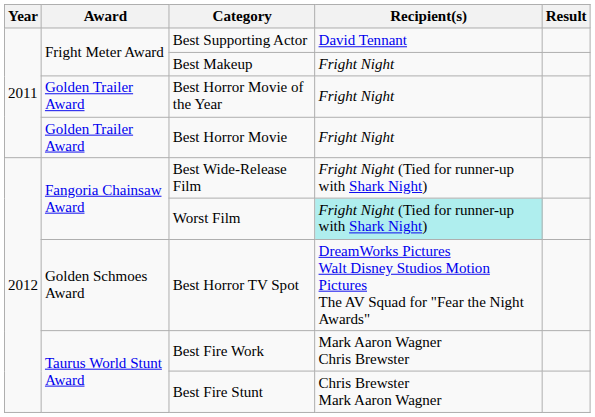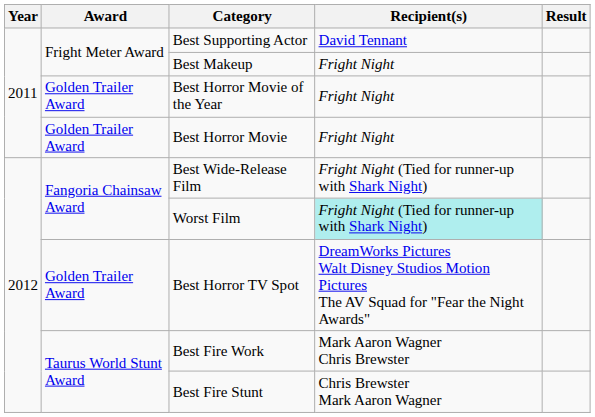(96, 284) Golden Schmoes Award -> (89, 284) Golden Trailer Award
